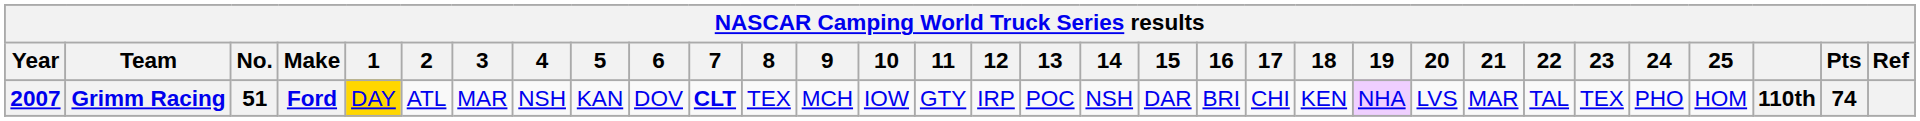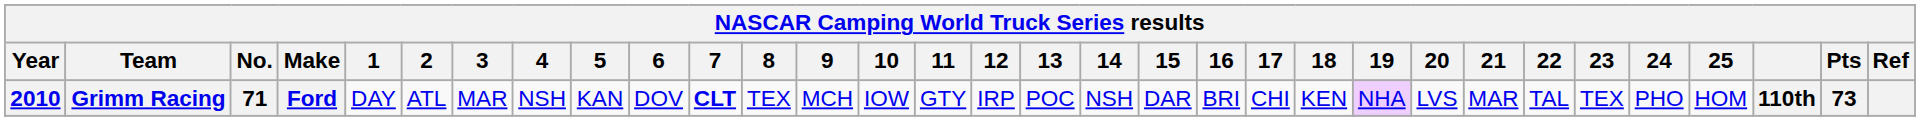(35, 98) 2007 -> (35, 98) 2010
(255, 98) 51 -> (255, 98) 71
(373, 98) gold background -> (373, 98) no background
(1844, 98) 74 -> (1844, 98) 73
